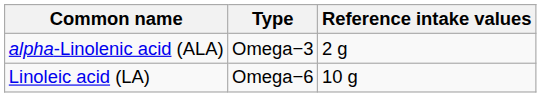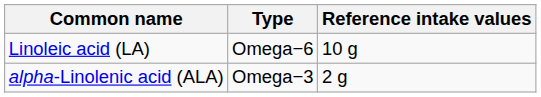rows swapped: (116, 48) <-> (79, 77)
